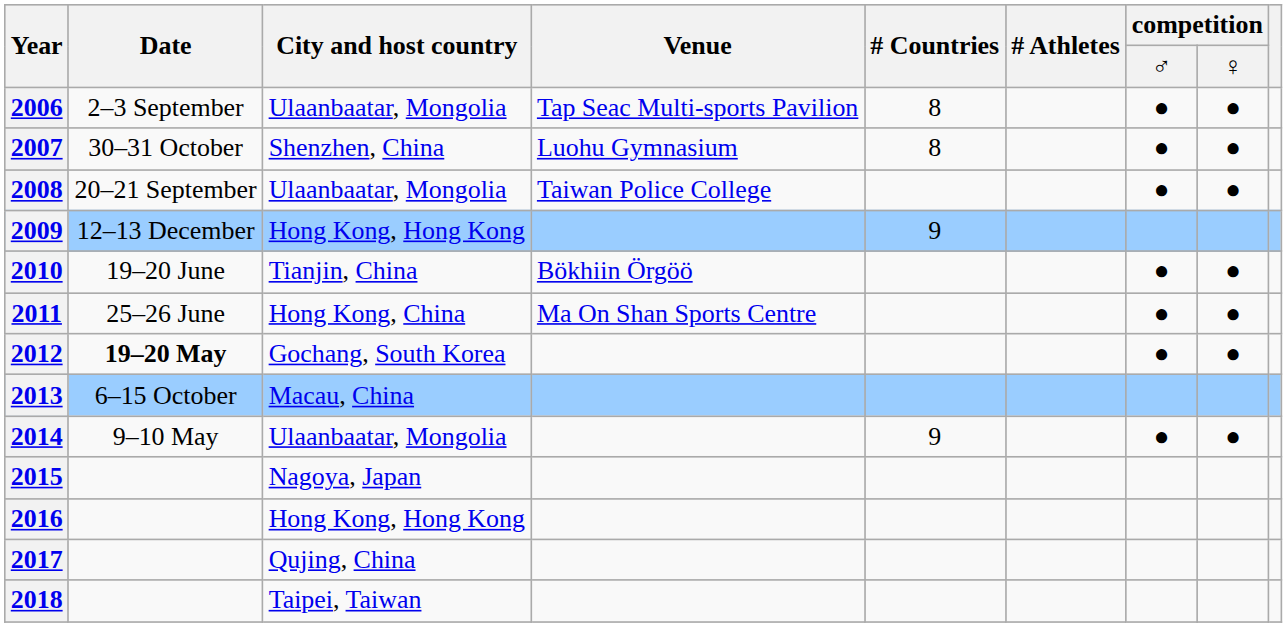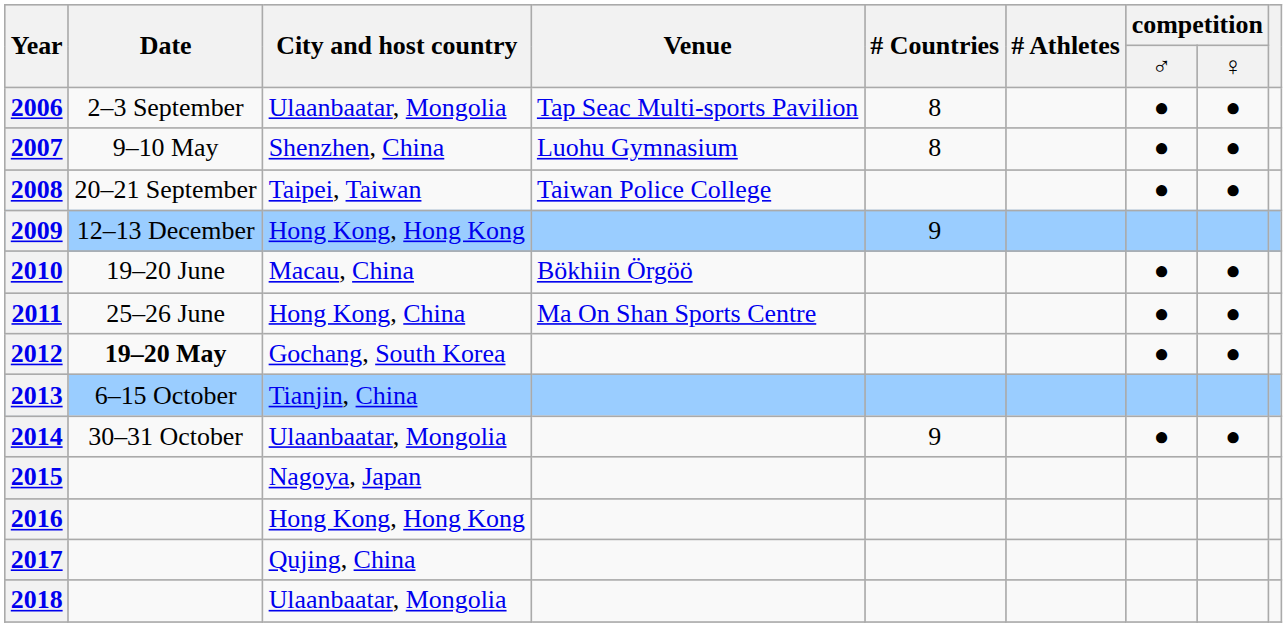(166, 148) 30–31 October -> (166, 148) 9–10 May
(388, 189) Ulaanbaatar, Mongolia -> (345, 189) Taipei, Taiwan
(343, 271) Tianjin, China -> (341, 271) Macau, China
(341, 395) Macau, China -> (343, 395) Tianjin, China
(166, 436) 9–10 May -> (166, 436) 30–31 October
(345, 600) Taipei, Taiwan -> (388, 600) Ulaanbaatar, Mongolia
